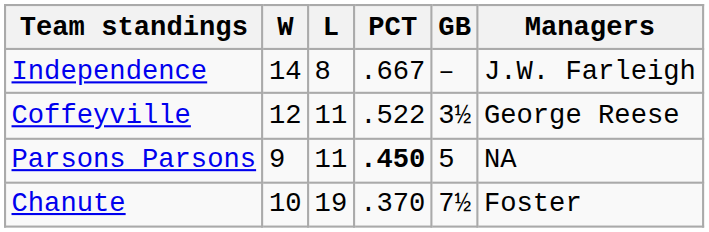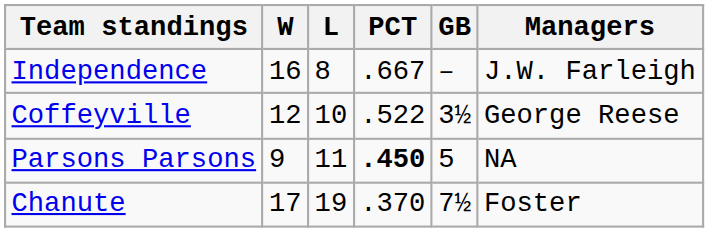(285, 71) 14 -> (285, 71) 16
(331, 116) 11 -> (331, 116) 10
(285, 204) 10 -> (285, 204) 17
